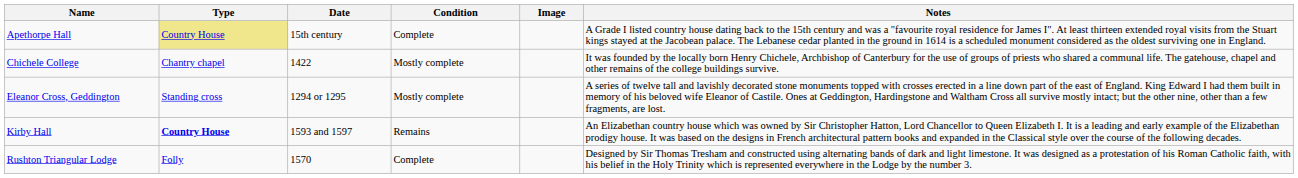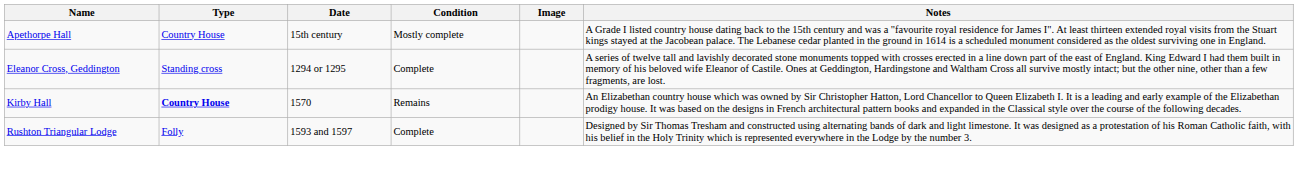(193, 35) khaki background -> (193, 35) no background
(414, 35) Complete -> (428, 35) Mostly complete
- row: (43, 63)
(428, 97) Mostly complete -> (414, 69) Complete
(321, 131) 1593 and 1597 -> (301, 103) 1570
(301, 159) 1570 -> (321, 131) 1593 and 1597
